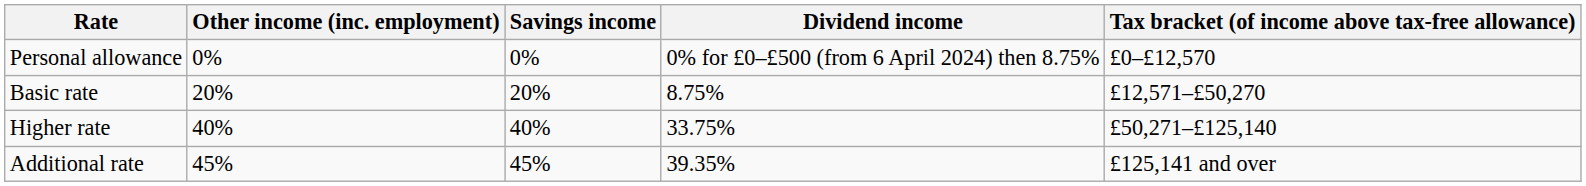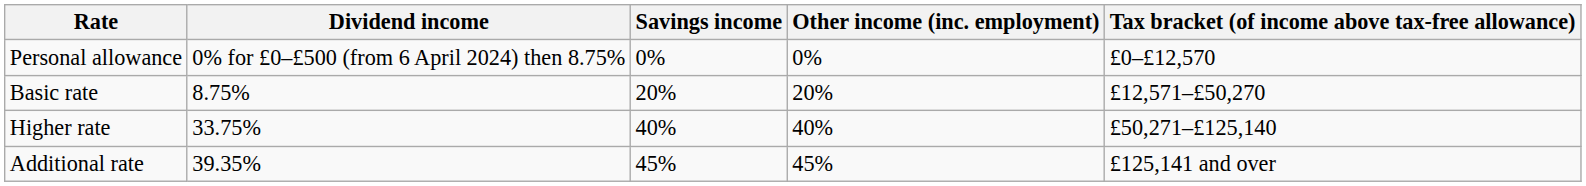columns swapped: (883, 22) <-> (346, 22)
